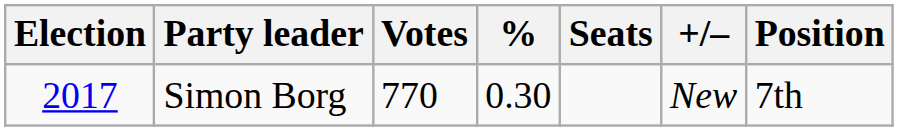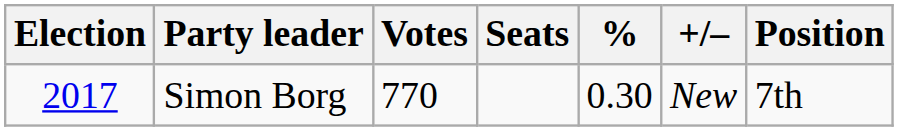columns swapped: (518, 34) <-> (611, 34)
